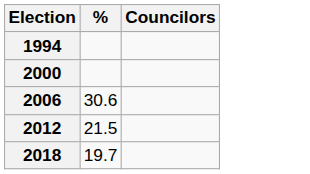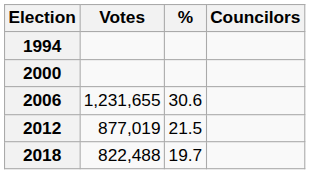+ column: (122, 18)
